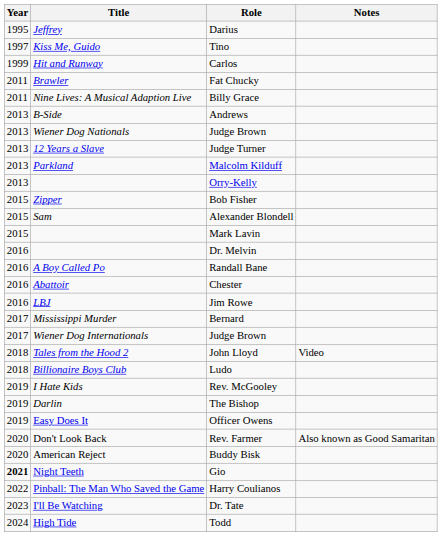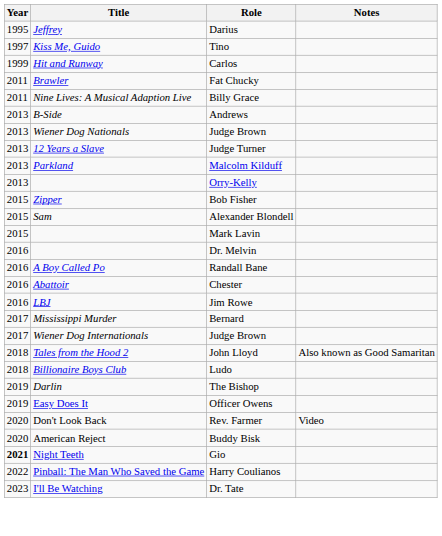(311, 353) Video -> (367, 353) Also known as Good Samaritan
- row: (58, 387)
(367, 438) Also known as Good Samaritan -> (311, 421) Video
- row: (55, 523)
